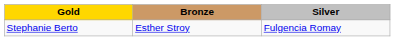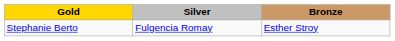columns swapped: (326, 12) <-> (197, 12)
